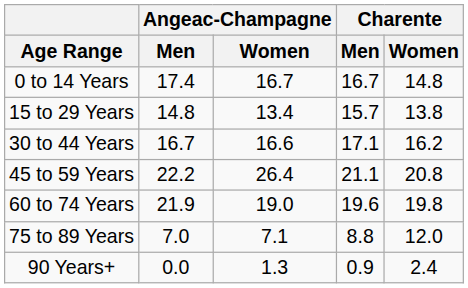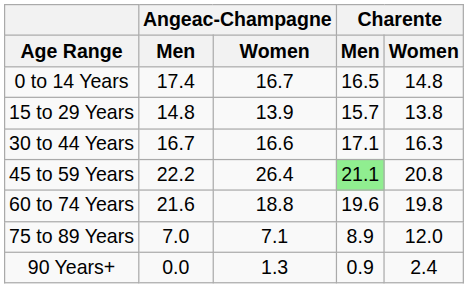(360, 81) 16.7 -> (360, 81) 16.5
(275, 112) 13.4 -> (275, 112) 13.9
(424, 143) 16.2 -> (424, 143) 16.3
(360, 174) no background -> (360, 174) lightgreen background
(176, 205) 21.9 -> (176, 205) 21.6
(275, 205) 19.0 -> (275, 205) 18.8
(360, 236) 8.8 -> (360, 236) 8.9
